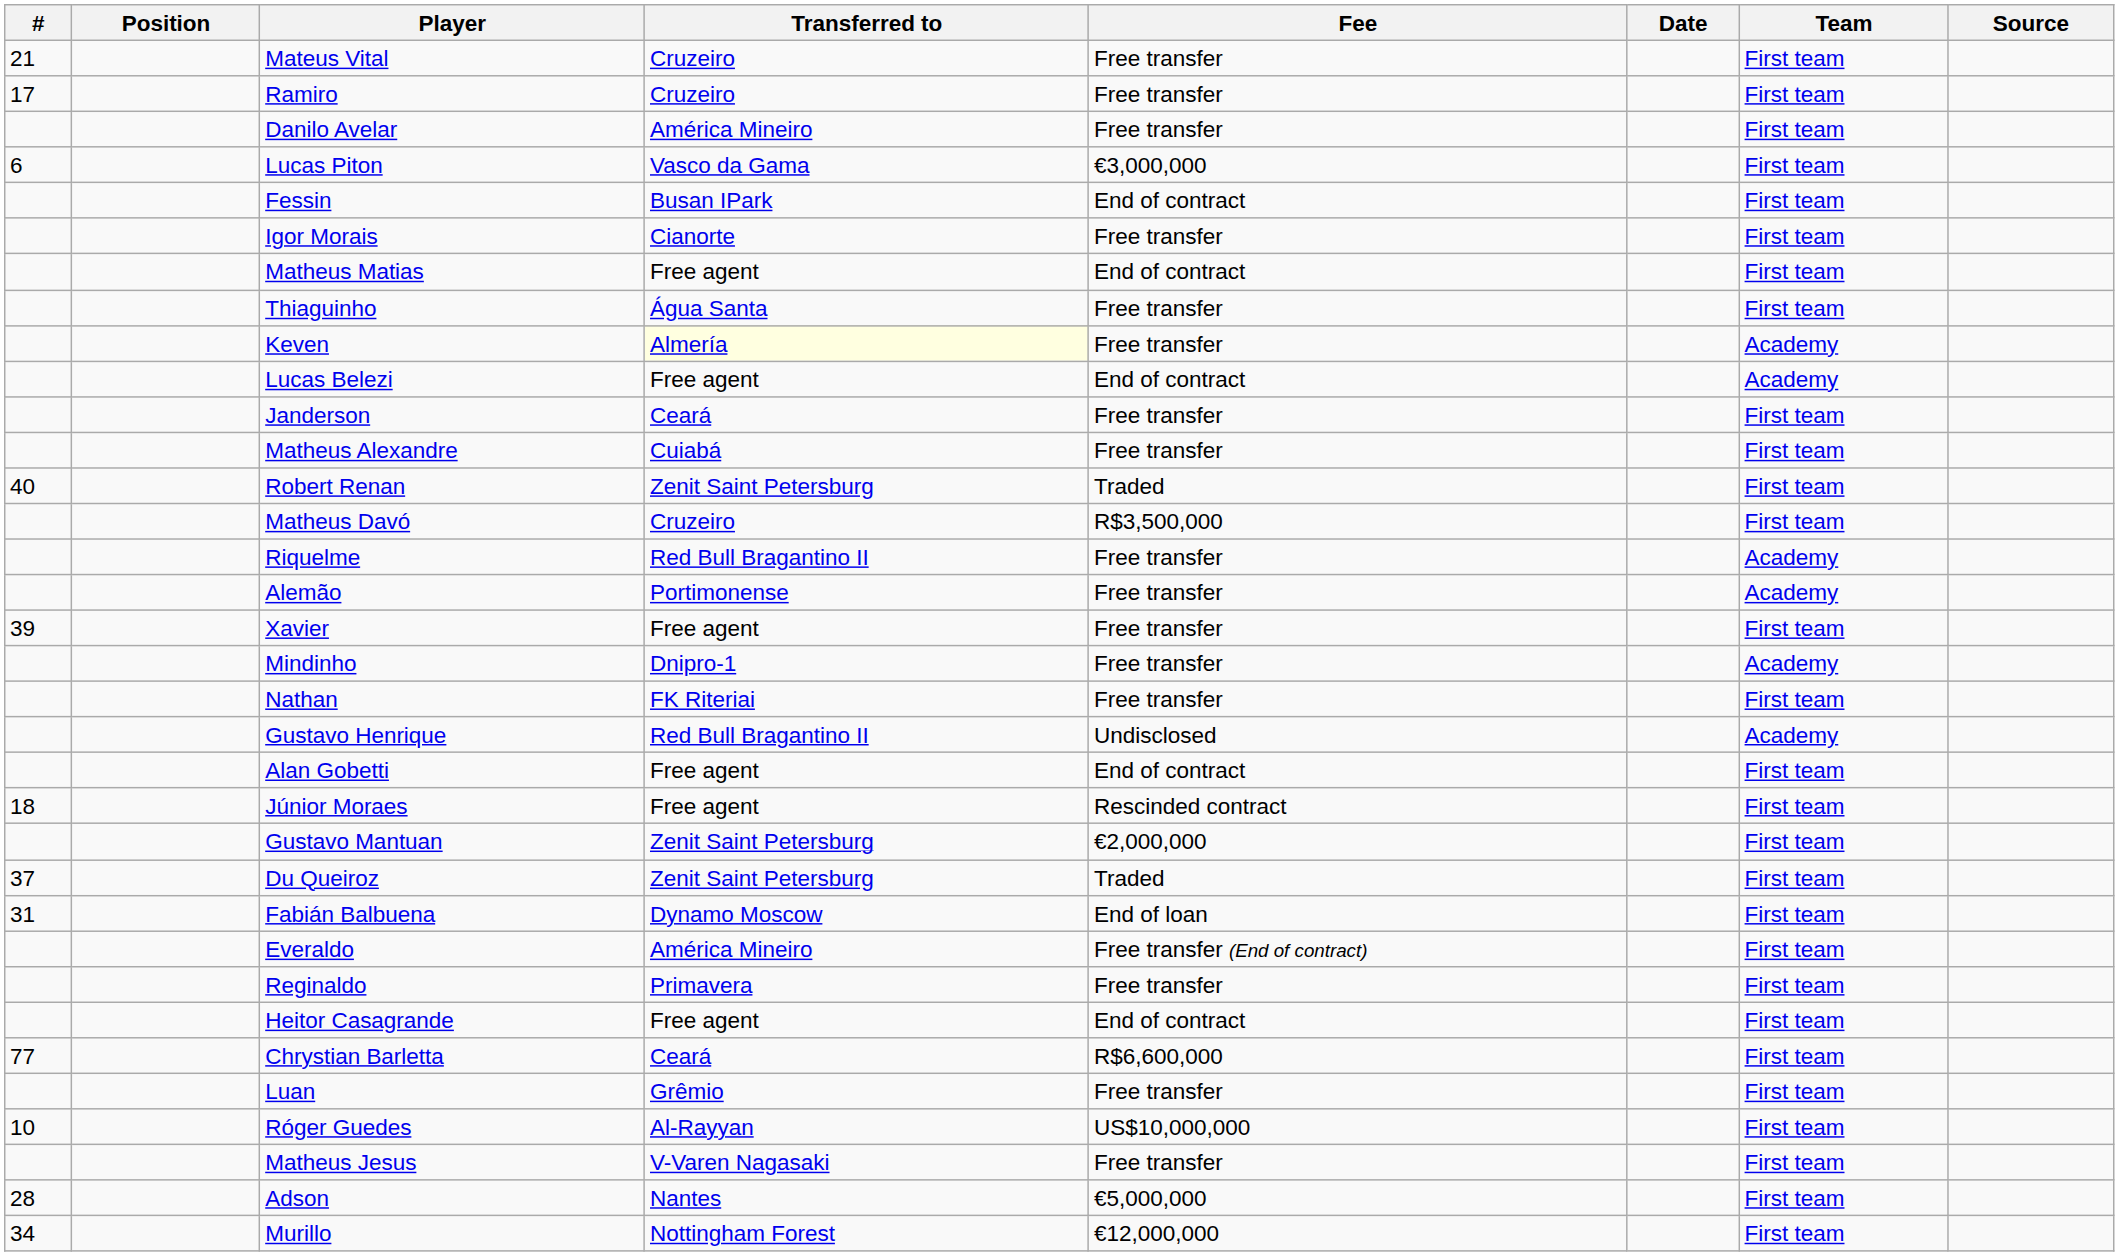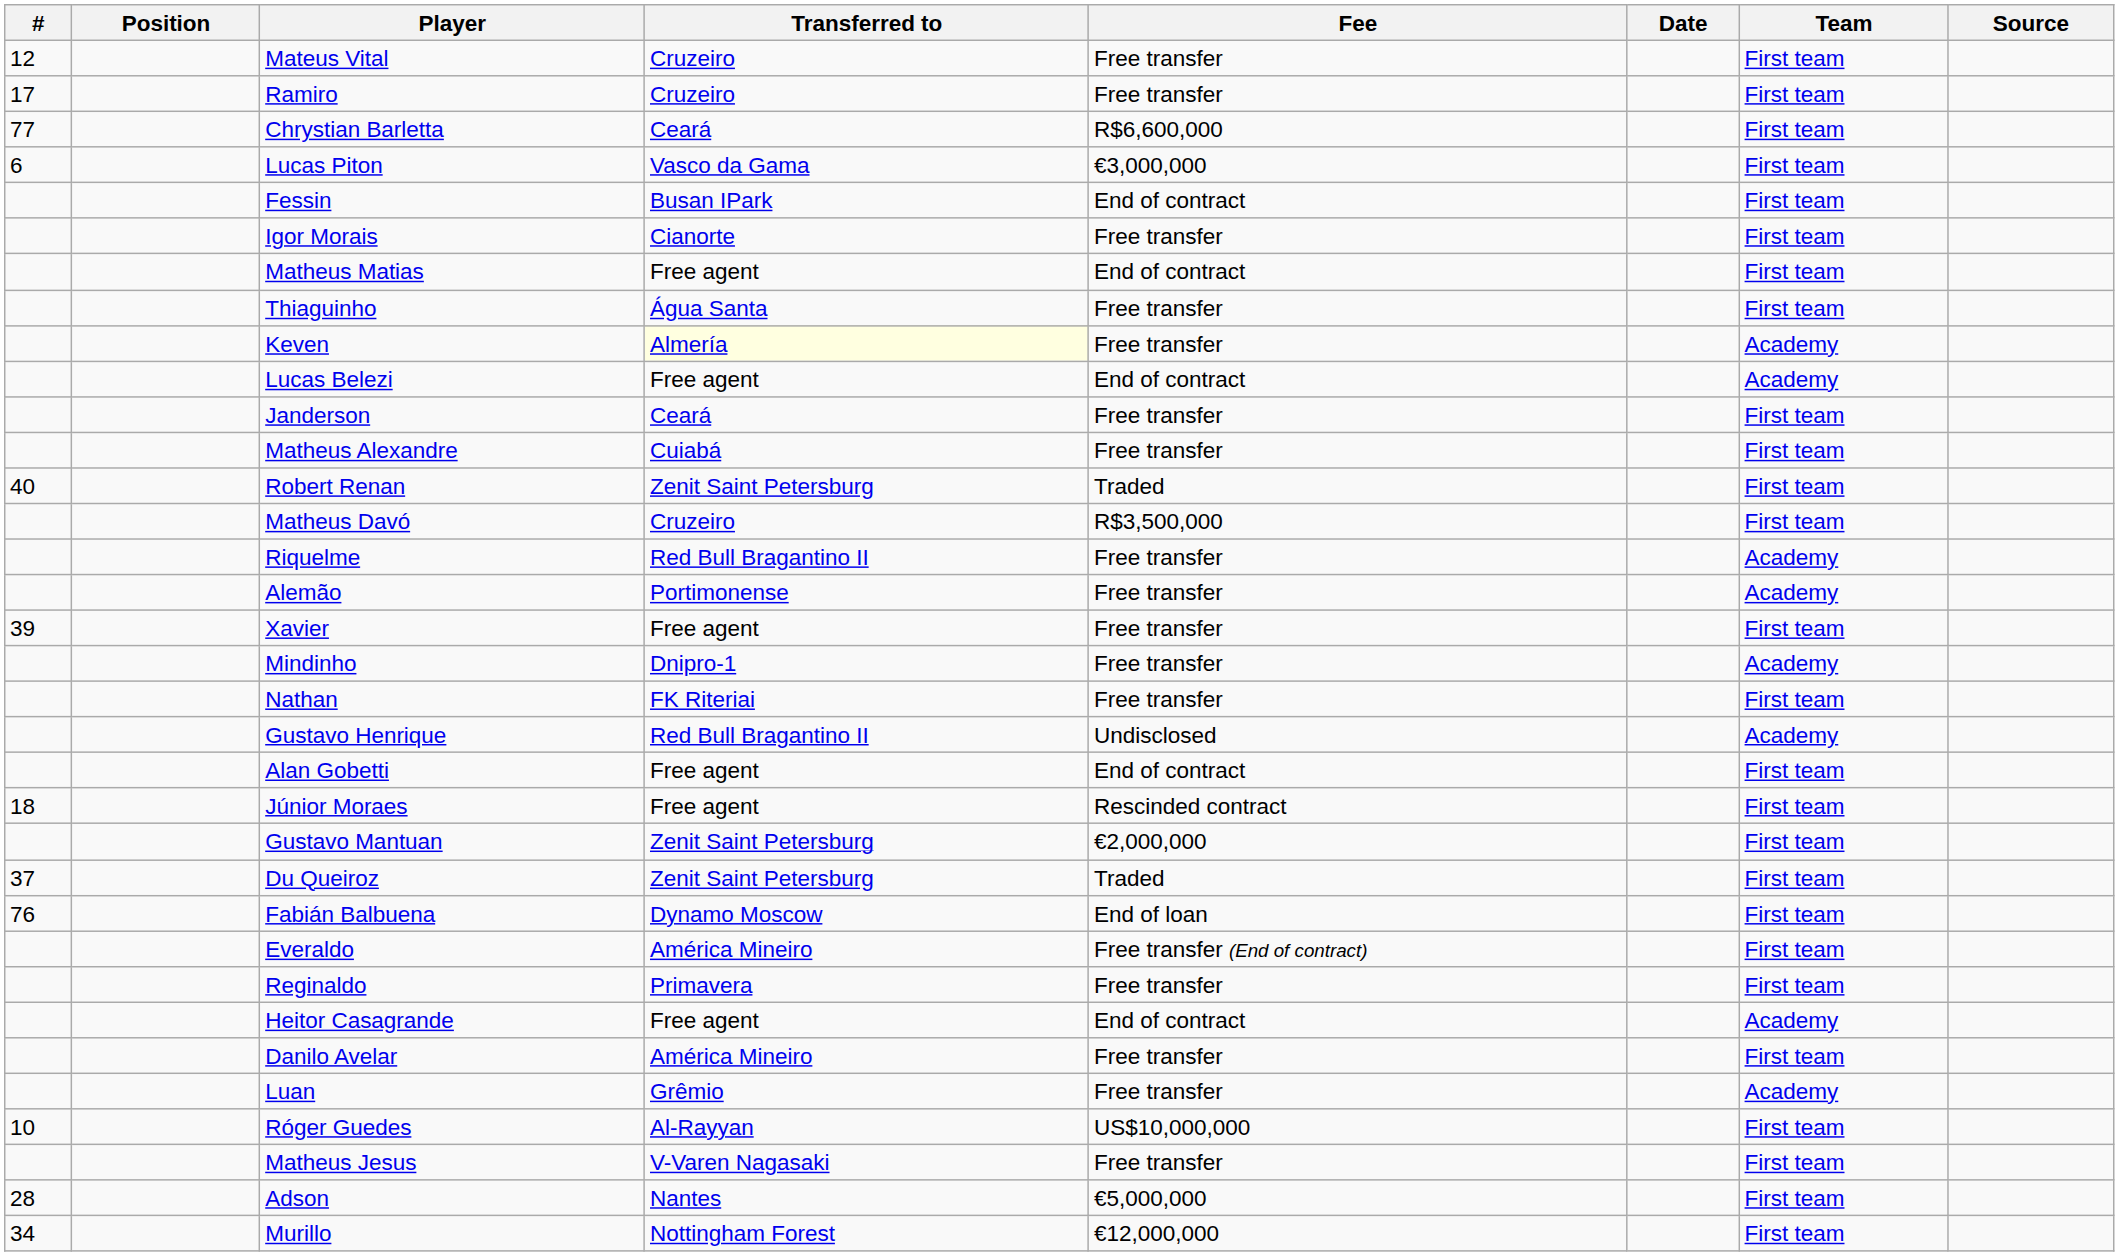(22, 58) 21 -> (22, 58) 12
rows swapped: (331, 130) <-> (355, 1055)
(22, 913) 31 -> (22, 913) 76
(1795, 1020) First team -> (1791, 1020) Academy
(1795, 1091) First team -> (1791, 1091) Academy
